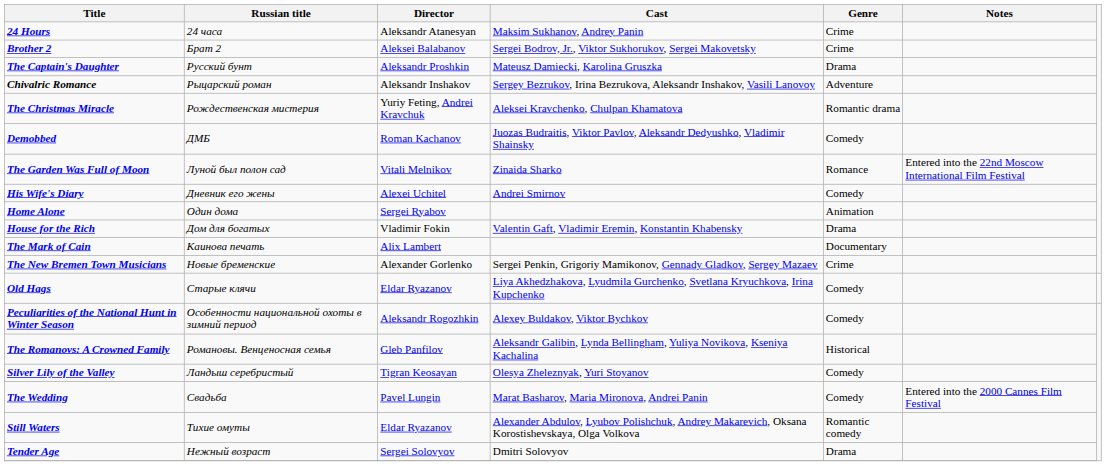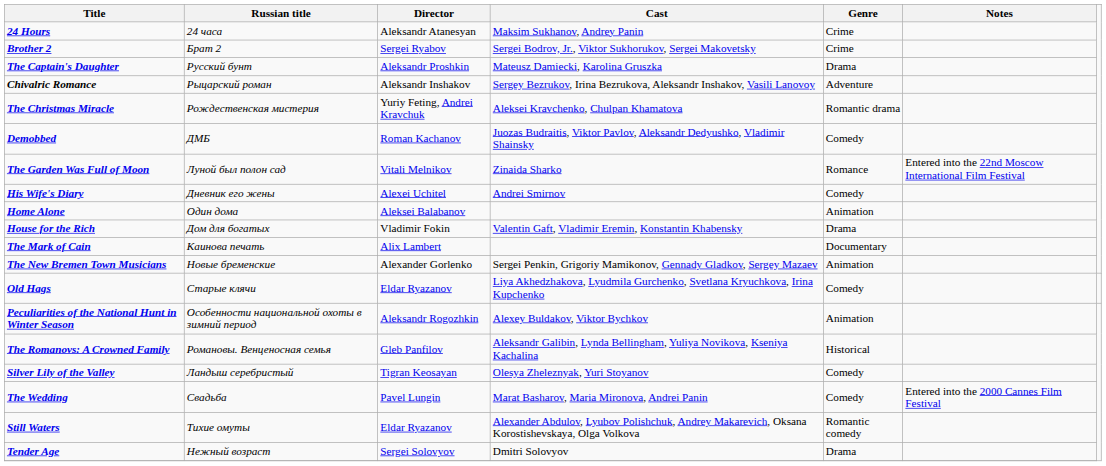(423, 48) Aleksei Balabanov -> (413, 48) Sergei Ryabov
(413, 211) Sergei Ryabov -> (423, 211) Aleksei Balabanov
(840, 264) Crime -> (850, 264) Animation
(845, 318) Comedy -> (850, 318) Animation
